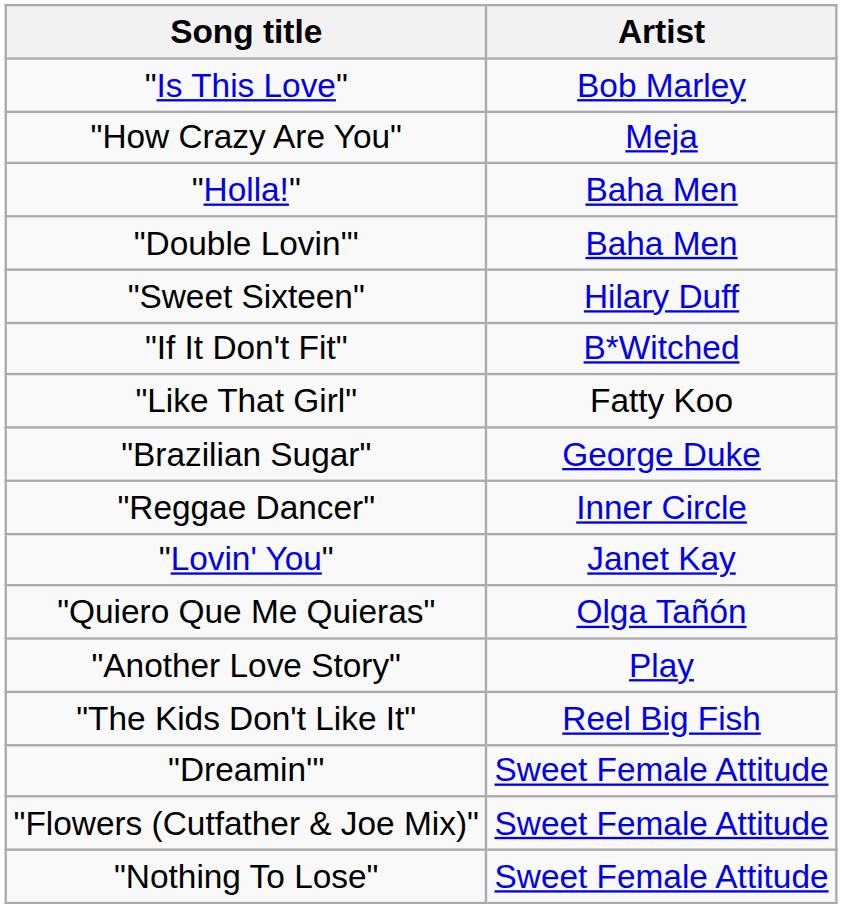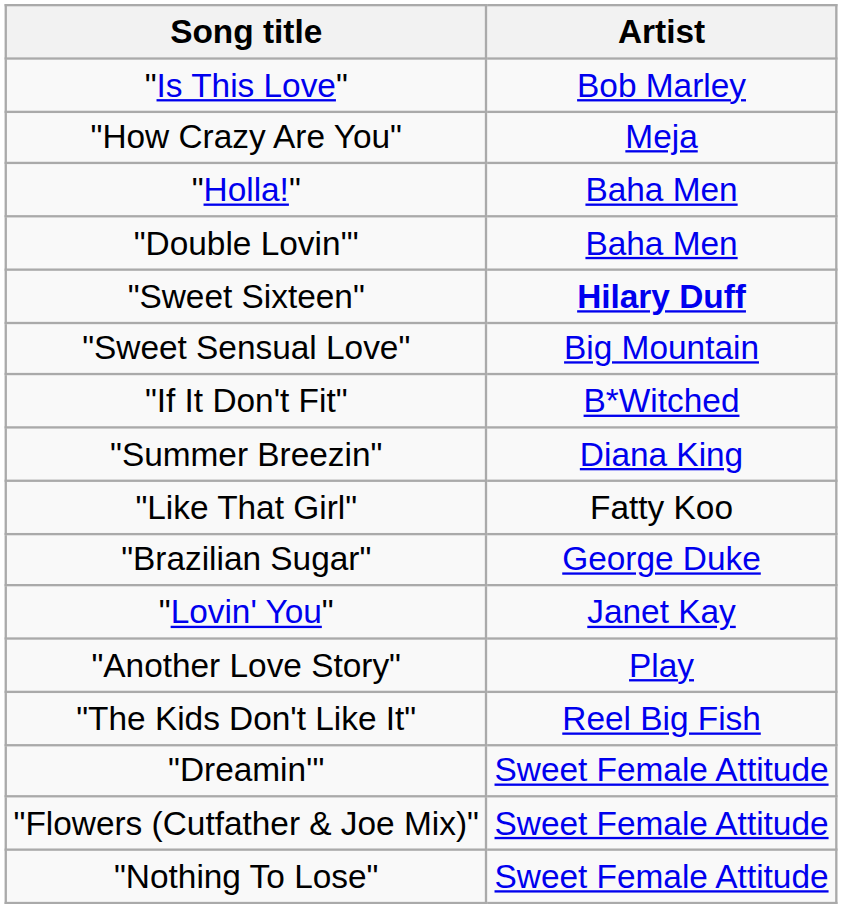(662, 295) normal -> (662, 295) bold
+ row: (246, 348)
+ row: (246, 454)
- row: (246, 507)
- row: (246, 612)
